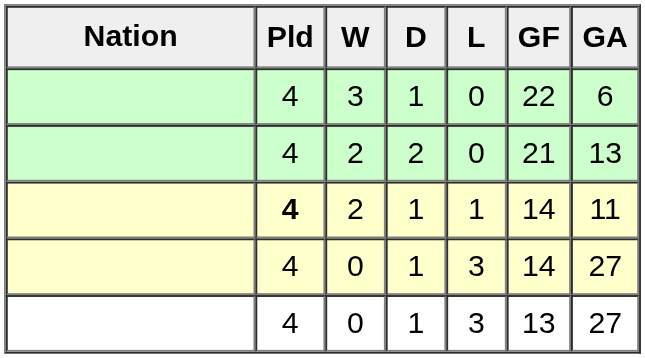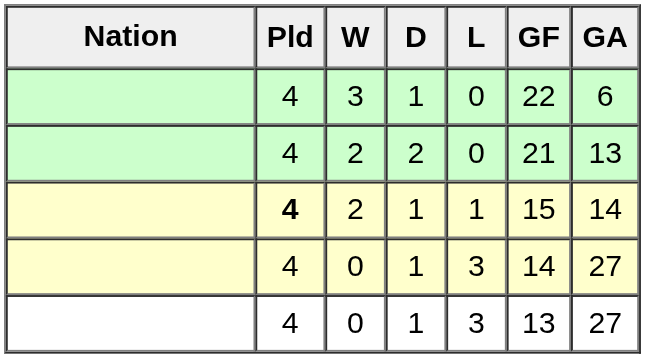(539, 209) 14 -> (539, 209) 15
(605, 209) 11 -> (605, 209) 14
